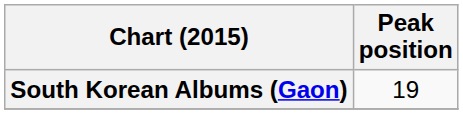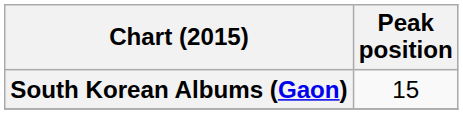(406, 89) 19 -> (406, 89) 15
